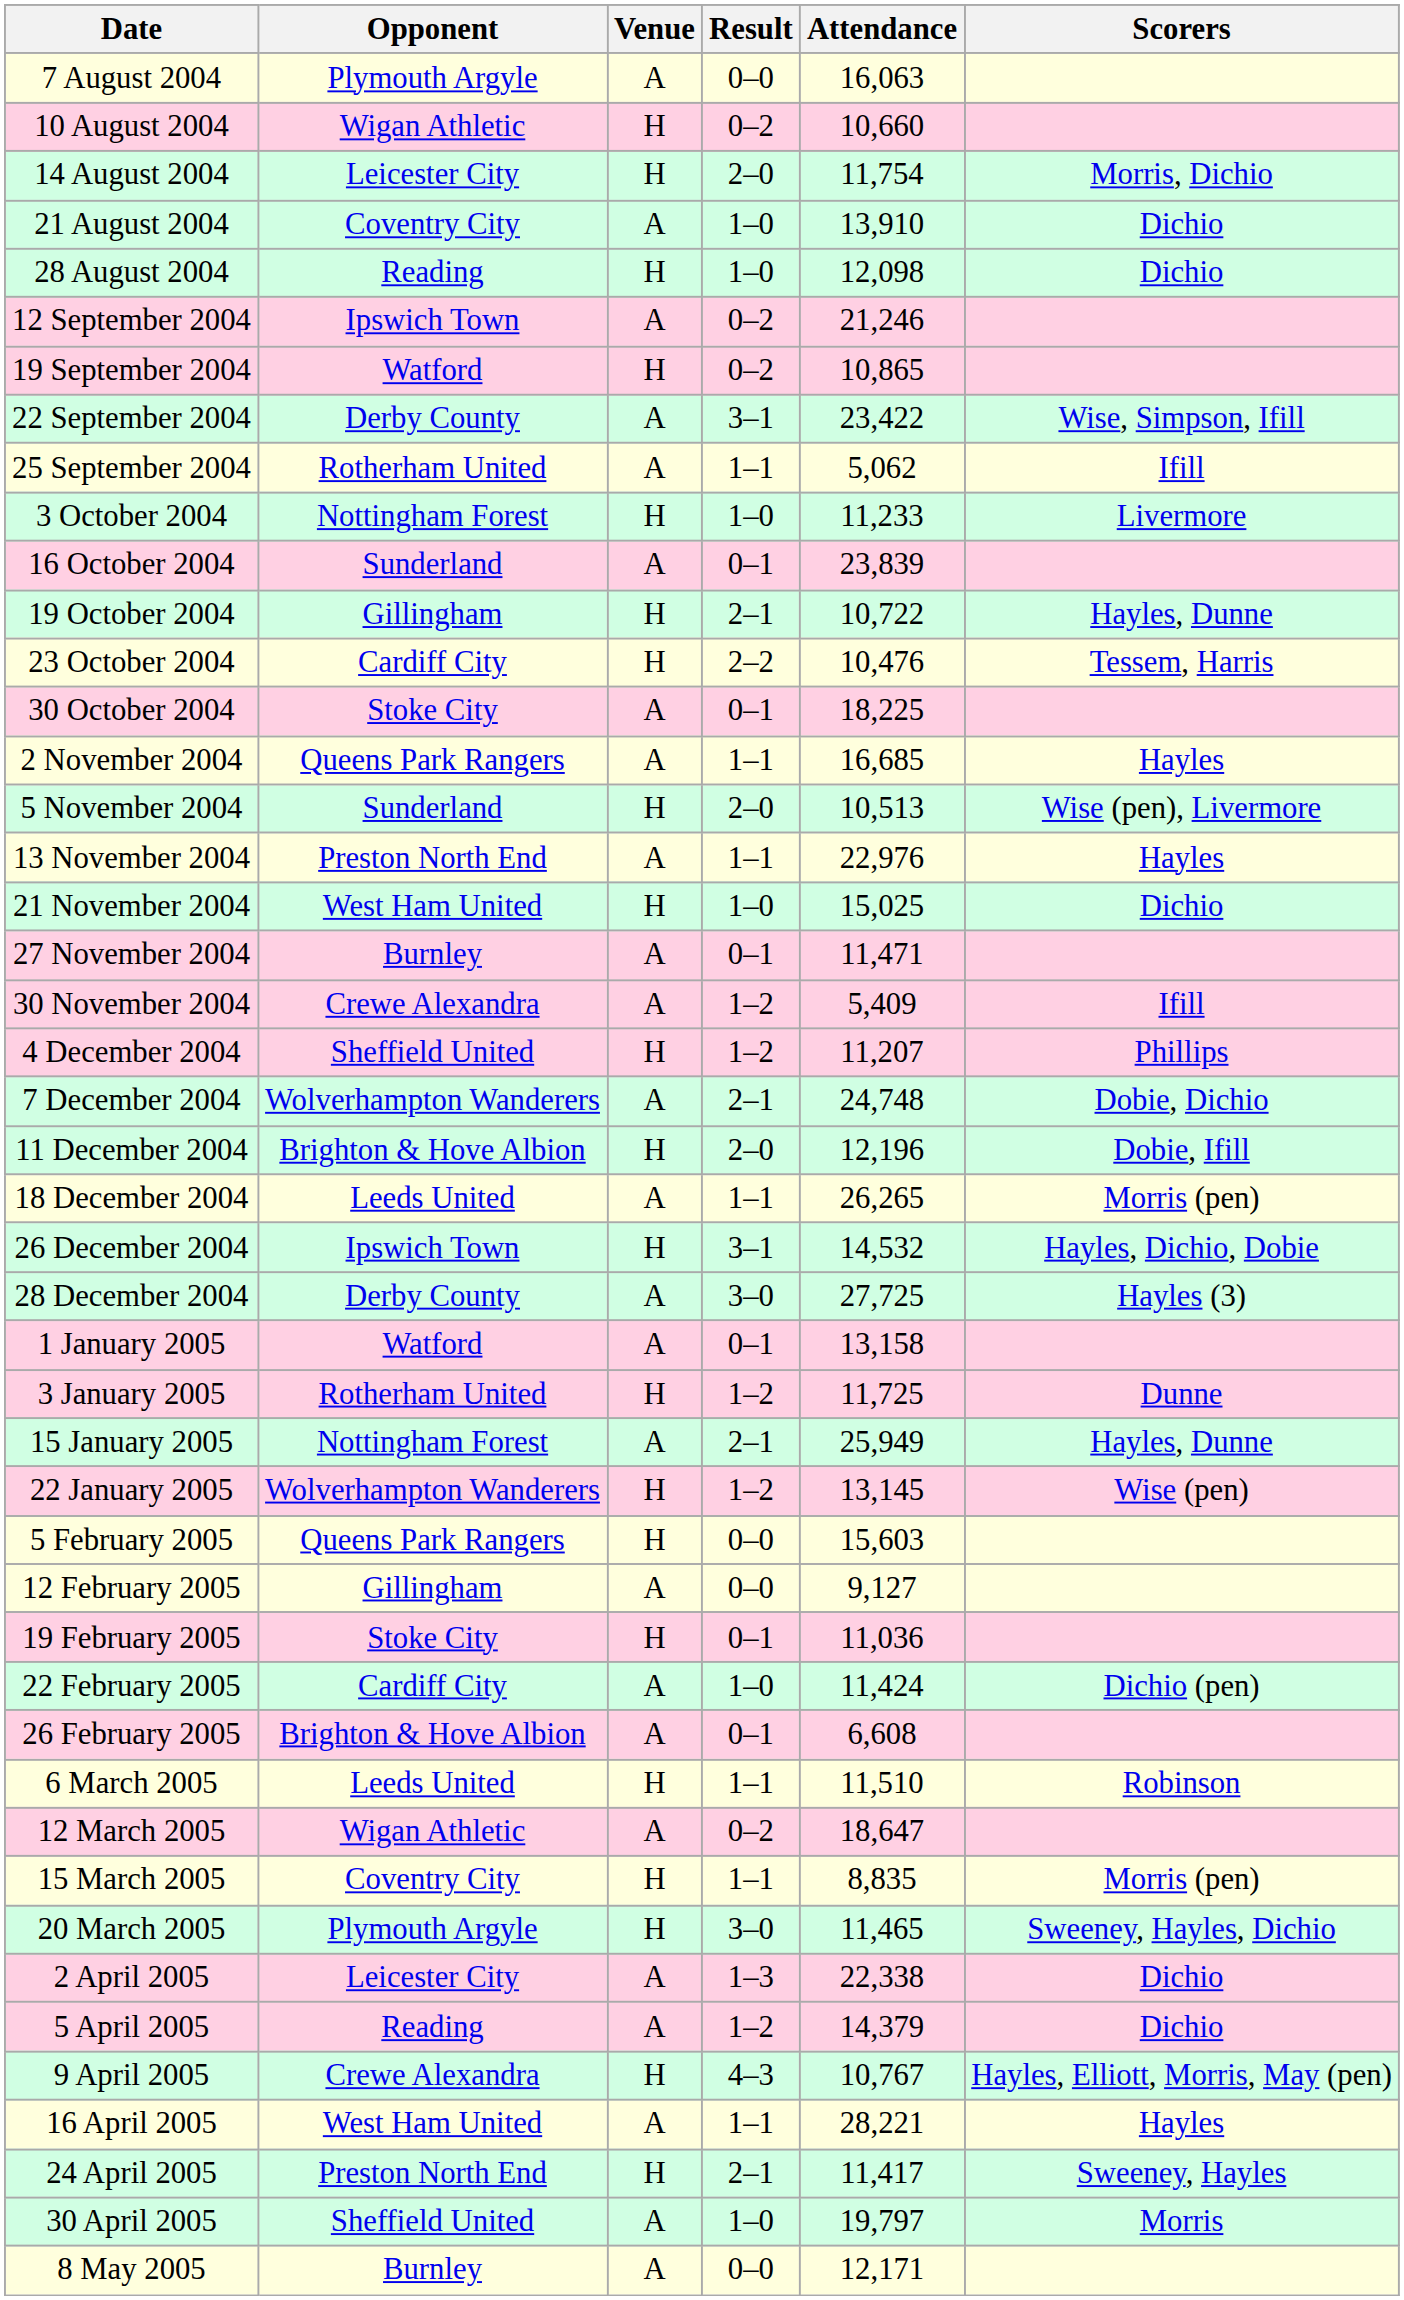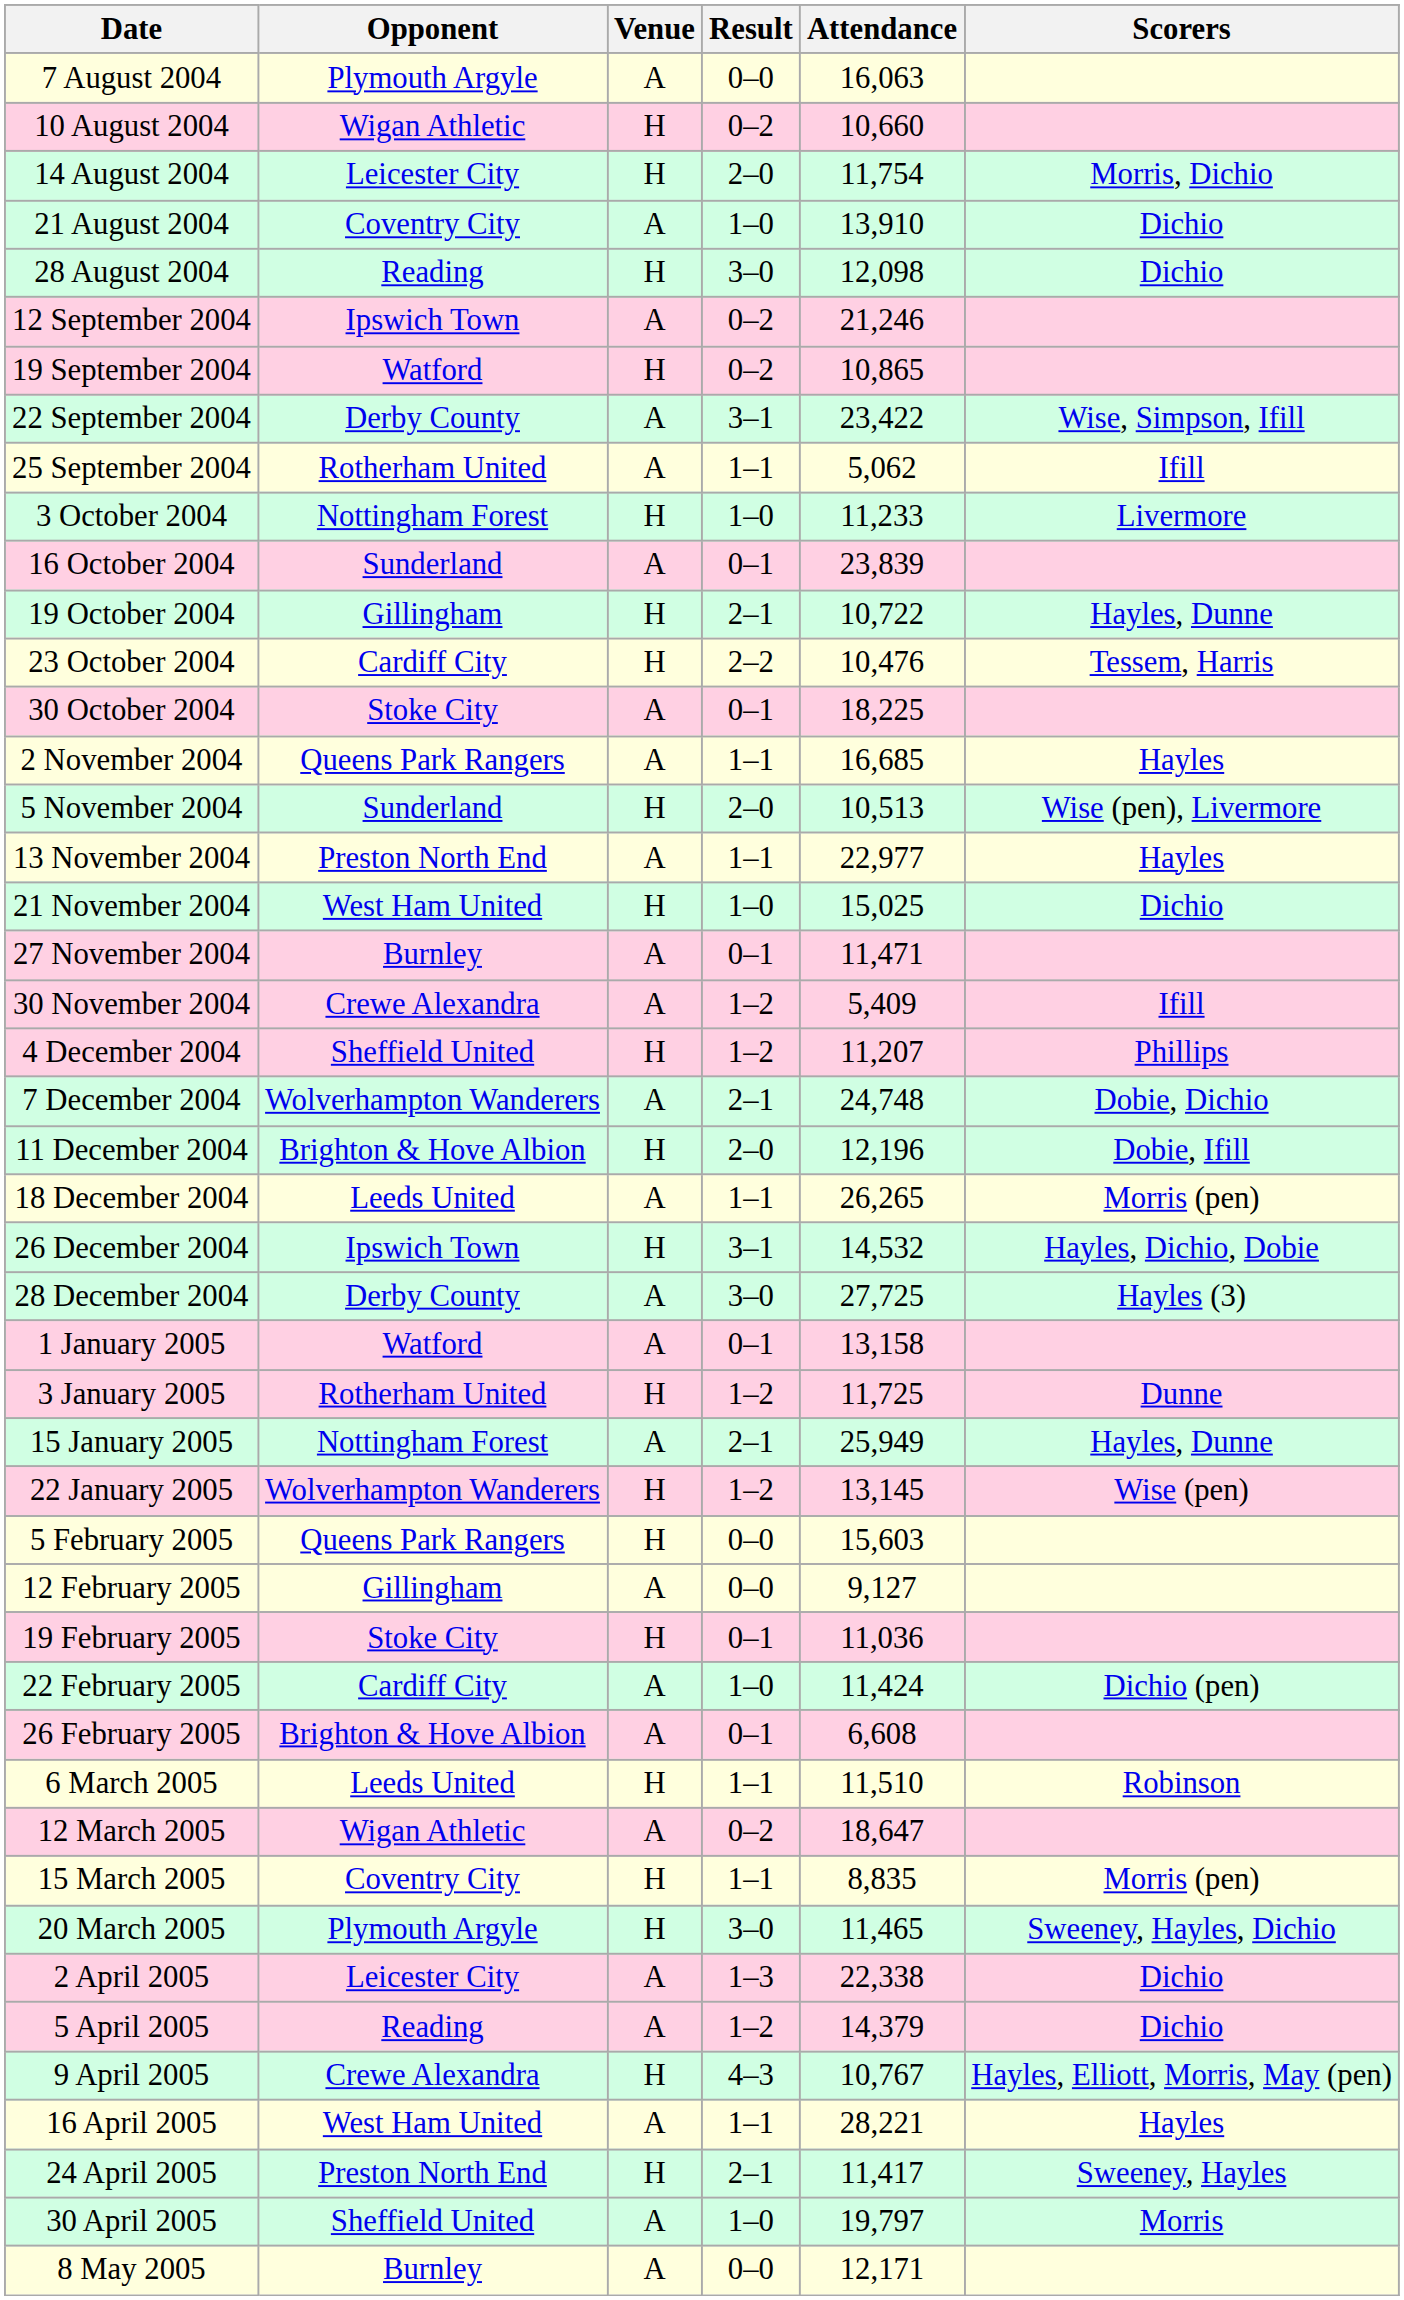(751, 272) 1–0 -> (751, 272) 3–0
(882, 857) 22,976 -> (882, 857) 22,977
